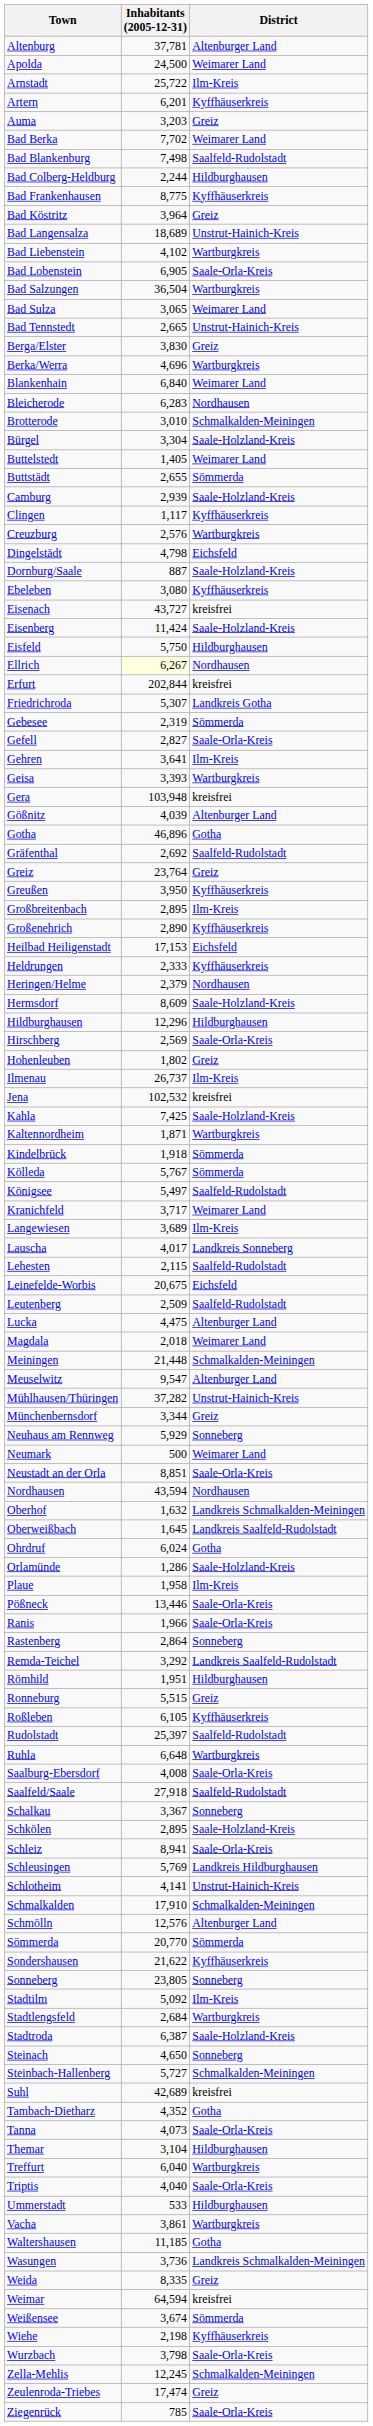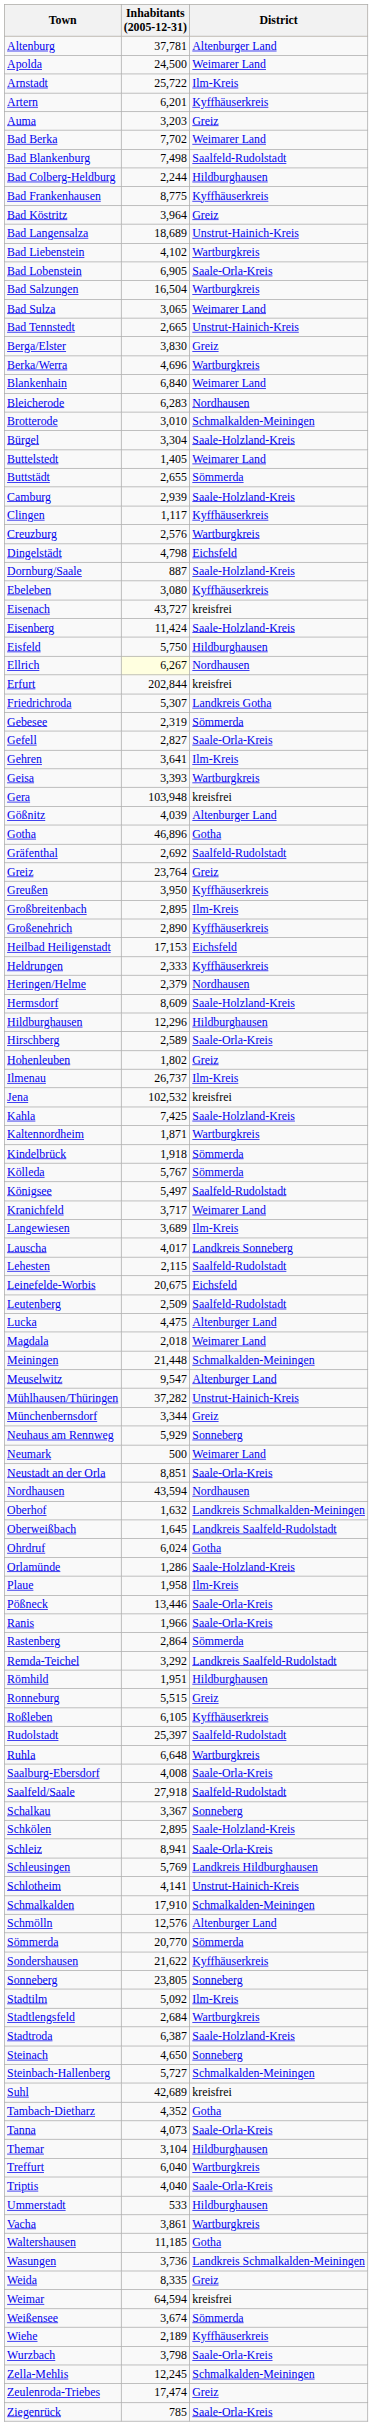(171, 290) 36,504 -> (171, 290) 16,504
(174, 1041) 2,569 -> (174, 1041) 2,589
(218, 1642) Sonneberg -> (218, 1642) Sömmerda
(174, 2336) 2,198 -> (174, 2336) 2,189
